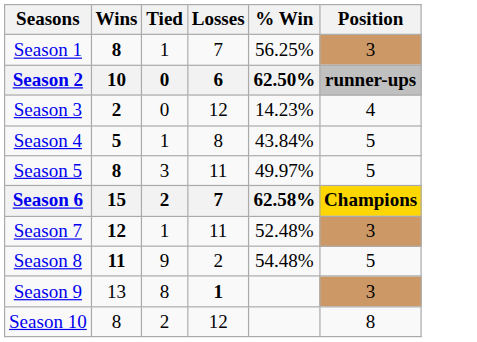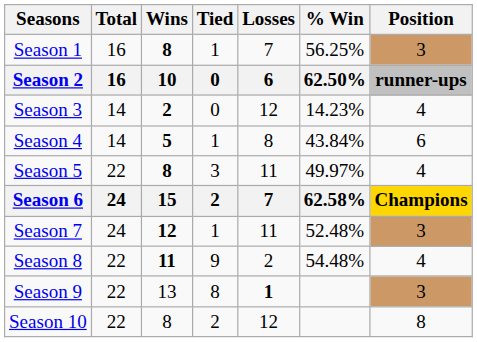+ column: (116, 19)
(371, 140) 5 -> (421, 140) 6
(371, 170) 5 -> (421, 170) 4
(371, 261) 5 -> (421, 261) 4
